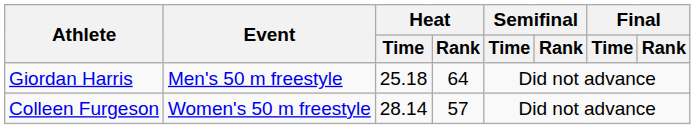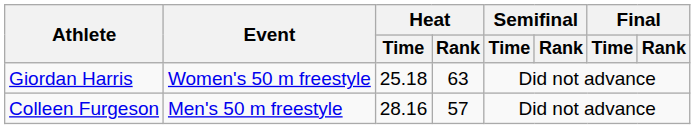(255, 78) Men's 50 m freestyle -> (269, 78) Women's 50 m freestyle
(458, 78) 64 -> (458, 78) 63
(269, 108) Women's 50 m freestyle -> (255, 108) Men's 50 m freestyle
(403, 108) 28.14 -> (403, 108) 28.16
